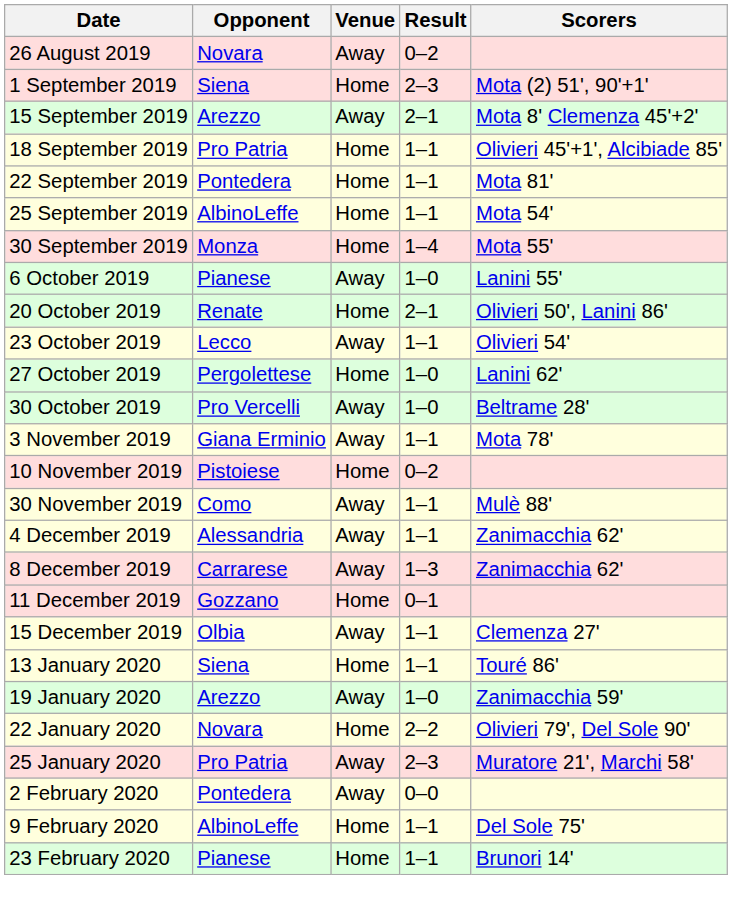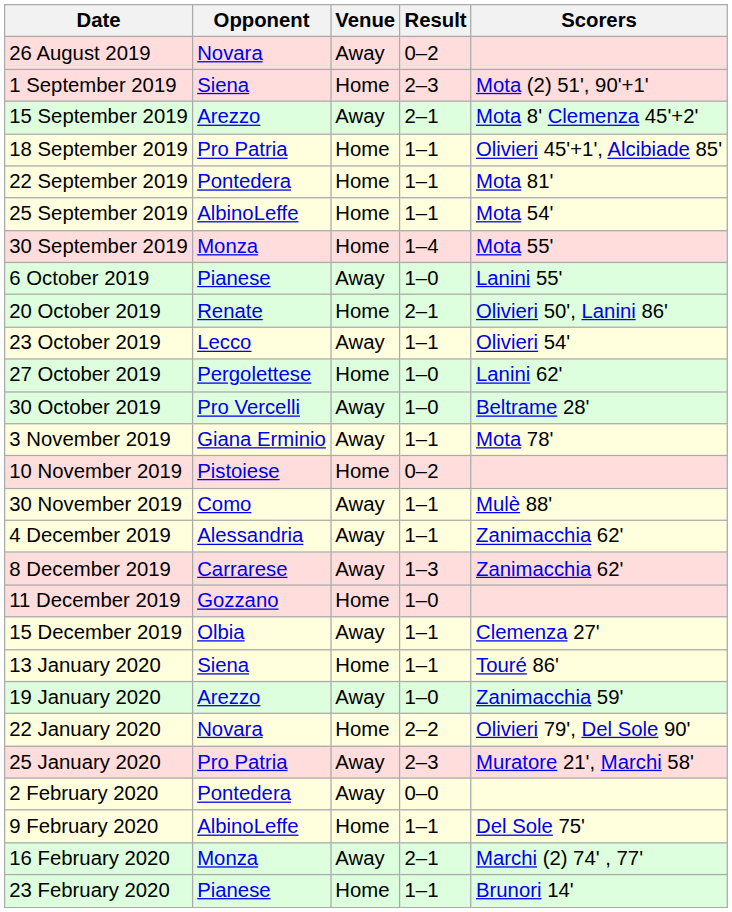(421, 600) 0–1 -> (421, 600) 1–0
+ row: (90, 858)
